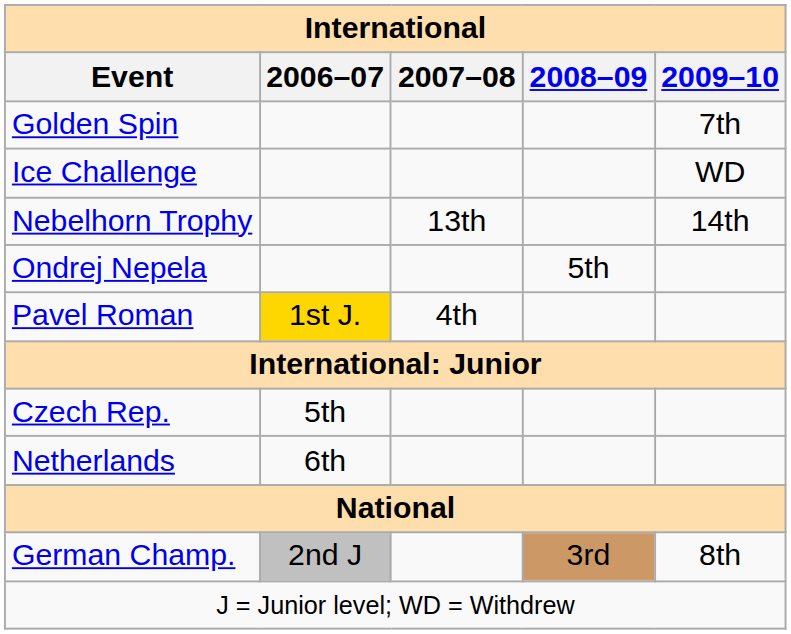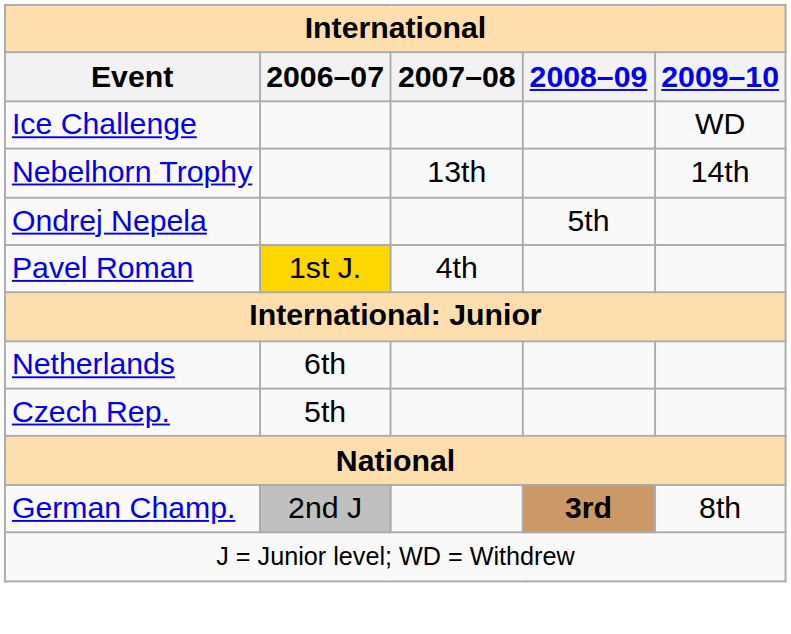- row: (95, 124)
rows swapped: (91, 412) <-> (93, 460)
(588, 556) normal -> (588, 508) bold
